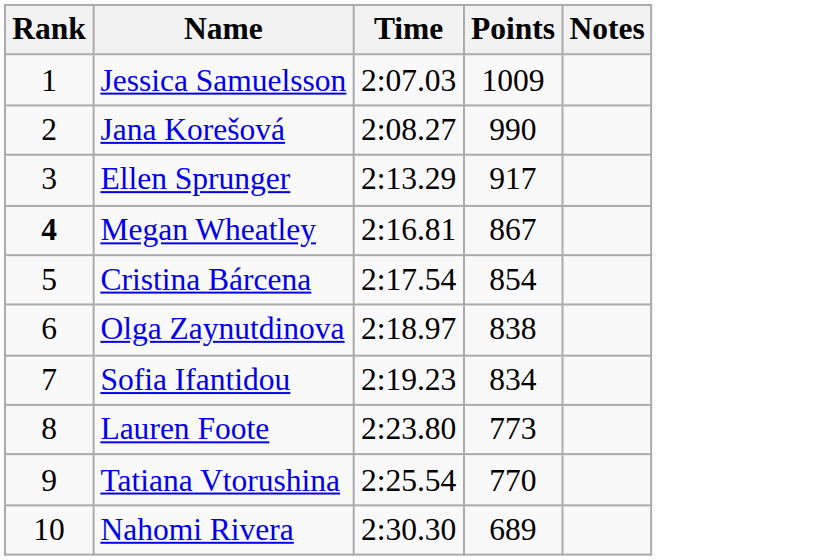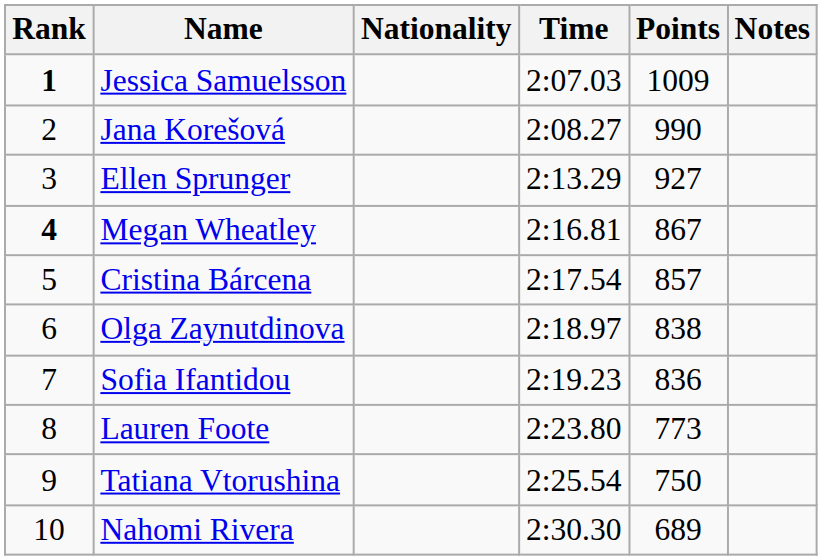+ column: (436, 29)
(49, 79) normal -> (49, 79) bold
(513, 179) 917 -> (678, 179) 927
(513, 279) 854 -> (678, 279) 857
(513, 379) 834 -> (678, 379) 836
(513, 479) 770 -> (678, 479) 750
